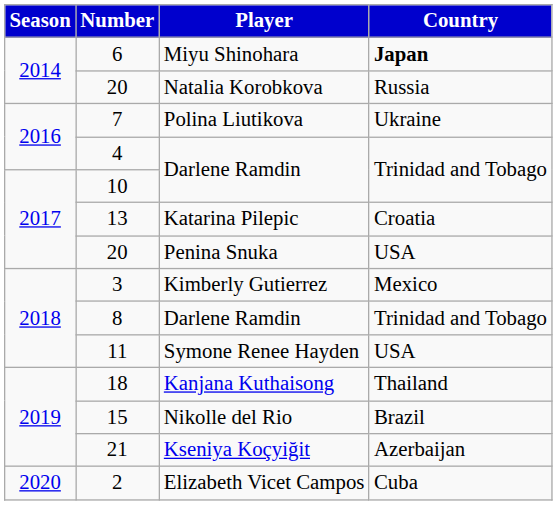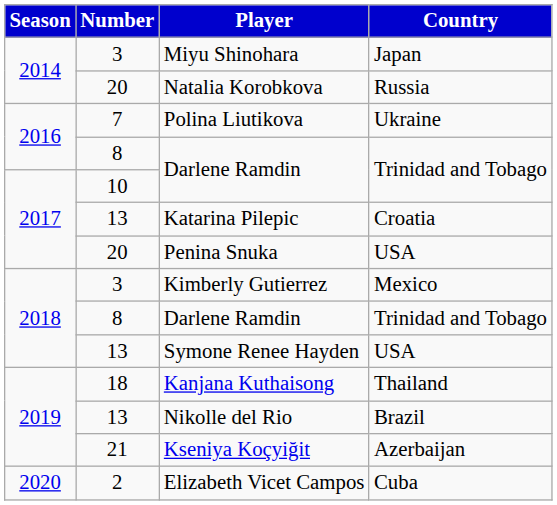(117, 53) 6 -> (117, 53) 3
(401, 53) bold -> (398, 53) normal
(117, 152) 4 -> (117, 152) 8
(117, 350) 11 -> (117, 350) 13
(117, 416) 15 -> (117, 416) 13
